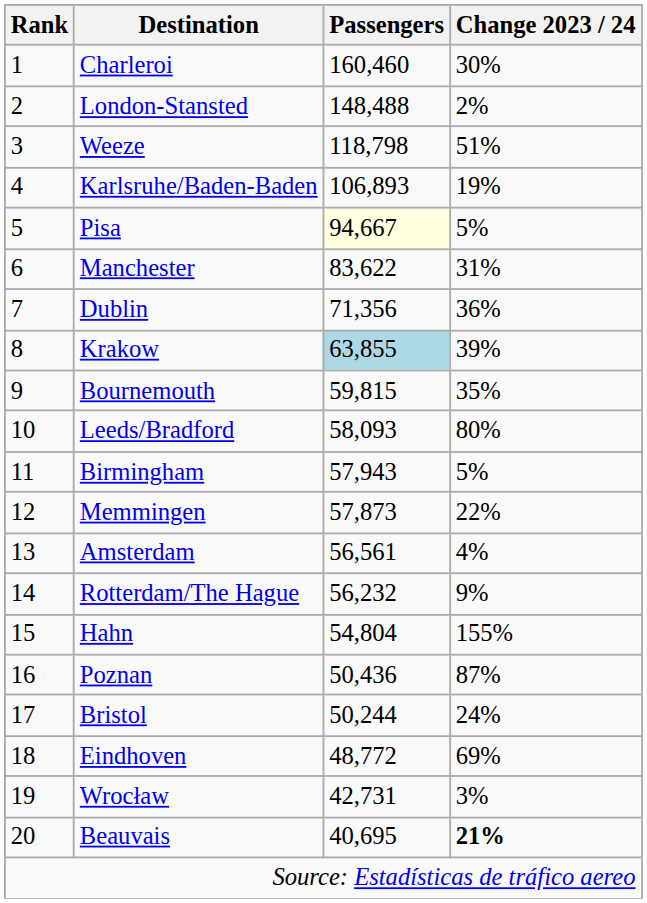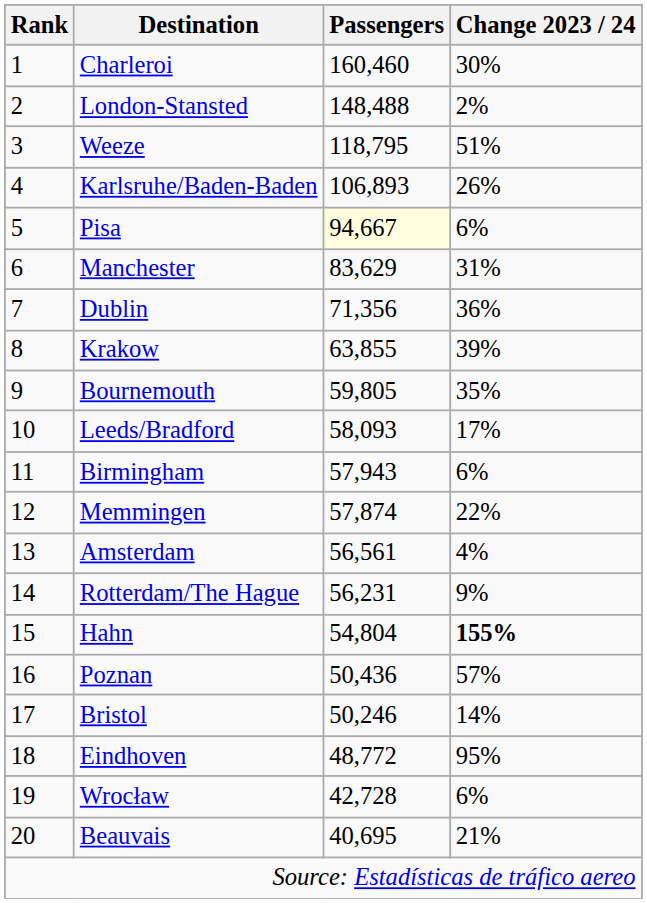(369, 146) 118,798 -> (369, 146) 118,795
(478, 186) 19% -> (478, 186) 26%
(472, 227) 5% -> (472, 227) 6%
(363, 268) 83,622 -> (363, 268) 83,629
(363, 349) lightblue background -> (363, 349) no background
(363, 389) 59,815 -> (363, 389) 59,805
(478, 430) 80% -> (478, 430) 17%
(472, 471) 5% -> (472, 471) 6%
(363, 511) 57,873 -> (363, 511) 57,874
(363, 592) 56,232 -> (363, 592) 56,231
(484, 633) normal -> (486, 633) bold
(478, 674) 87% -> (478, 674) 57%
(363, 714) 50,244 -> (363, 714) 50,246
(478, 714) 24% -> (478, 714) 14%
(478, 755) 69% -> (478, 755) 95%
(363, 796) 42,731 -> (363, 796) 42,728
(472, 796) 3% -> (472, 796) 6%
(480, 836) bold -> (478, 836) normal
